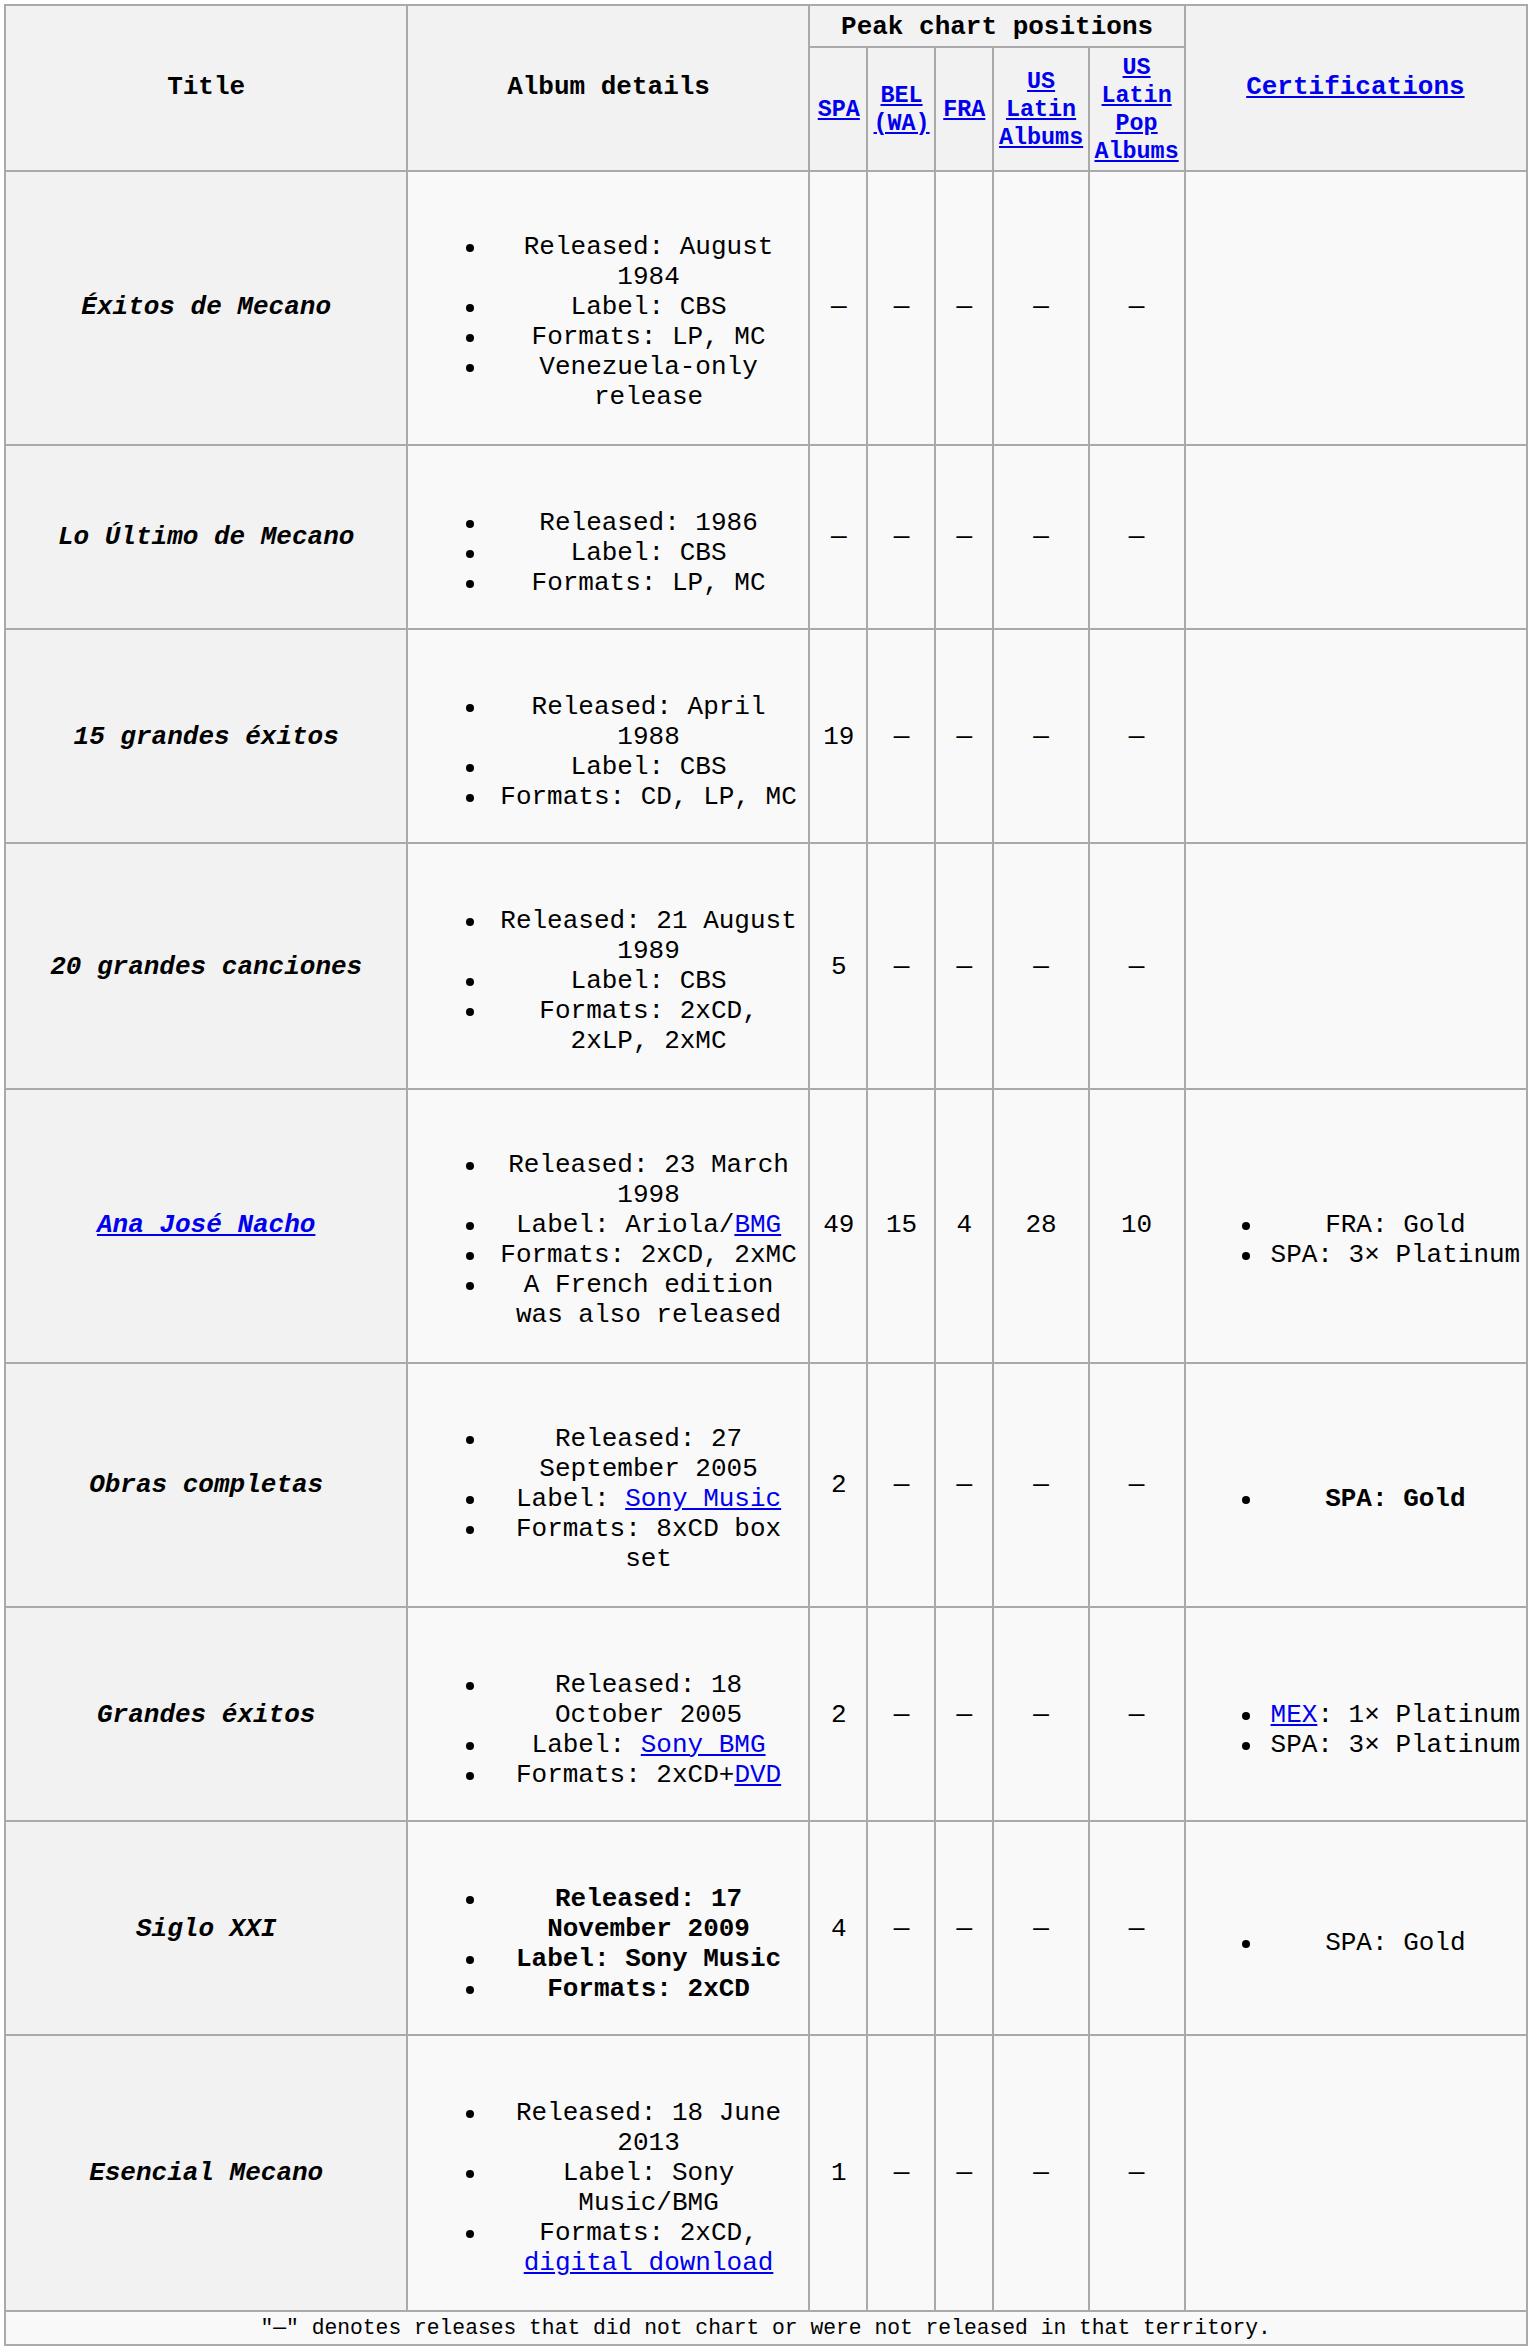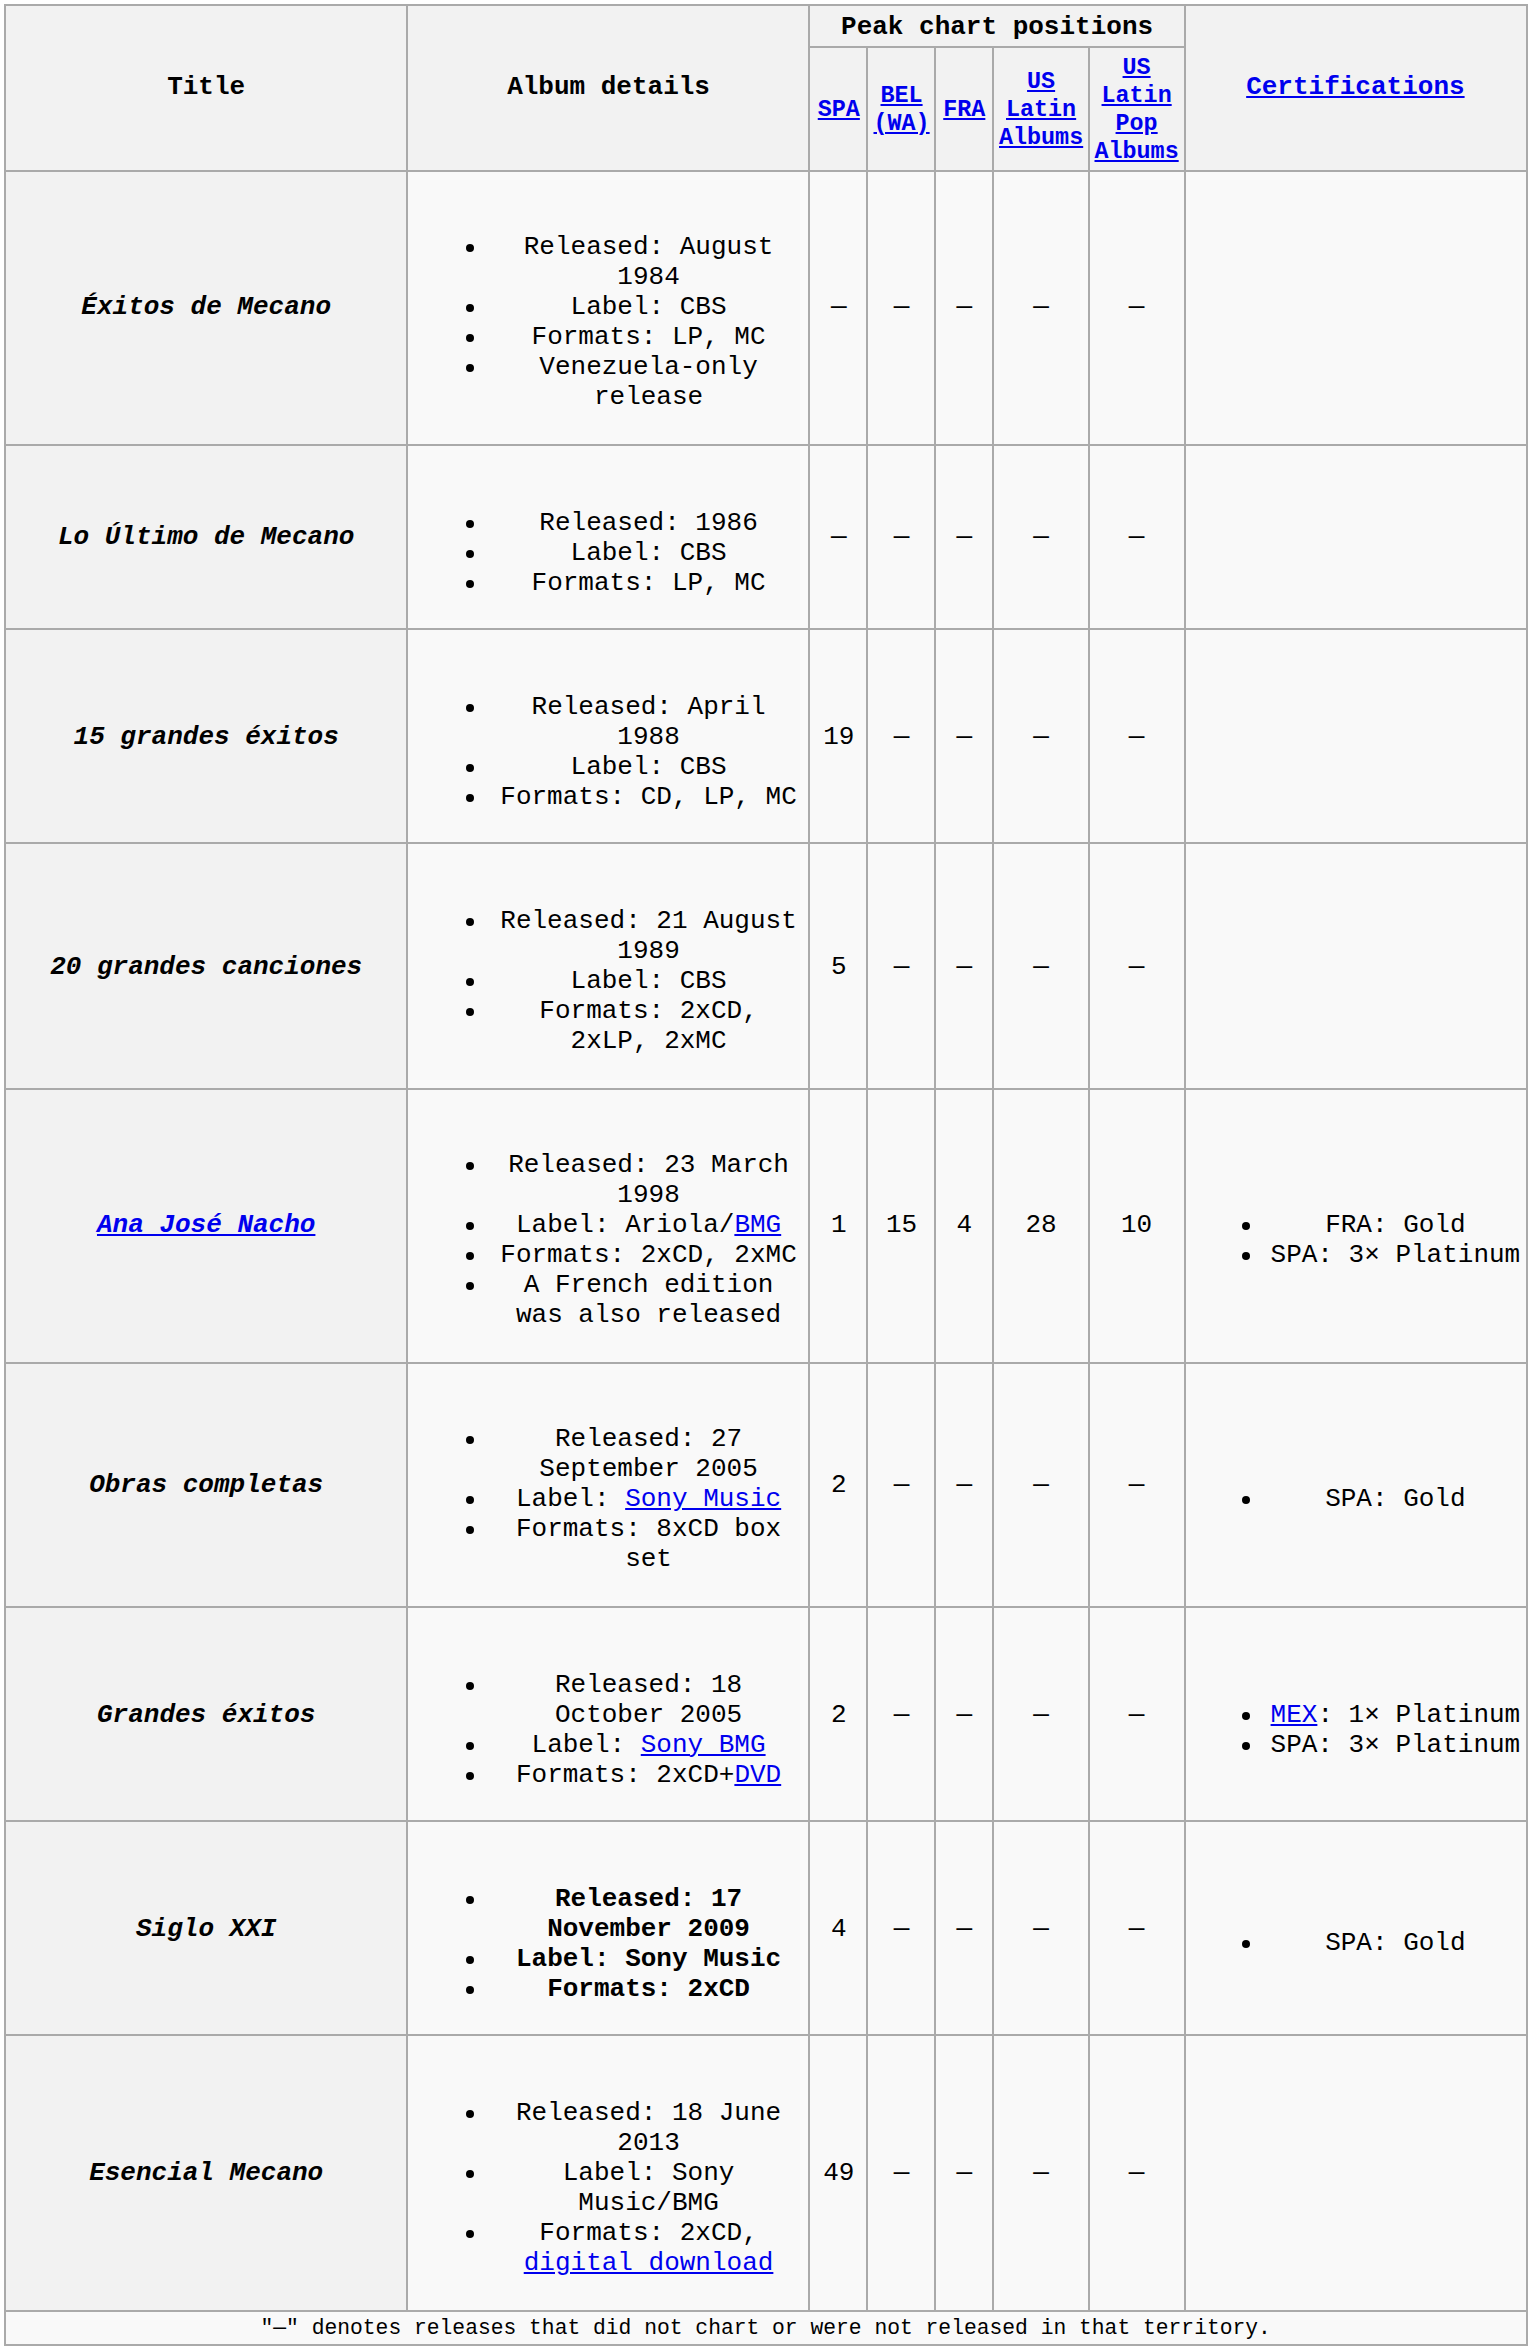(839, 1225) 49 -> (839, 1225) 1
(1355, 1500) bold -> (1355, 1500) normal
(839, 2173) 1 -> (839, 2173) 49
